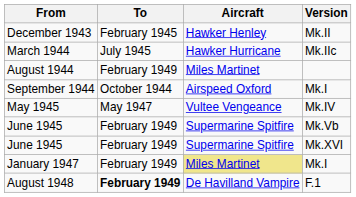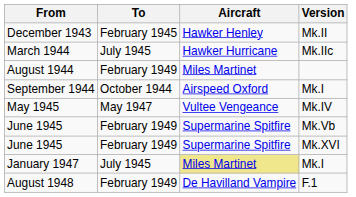(139, 164) February 1949 -> (125, 164) July 1945
(140, 182) bold -> (139, 182) normal
